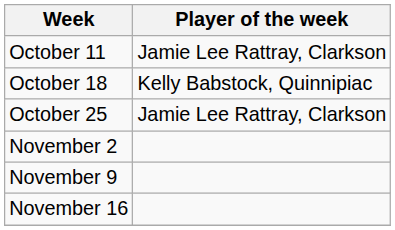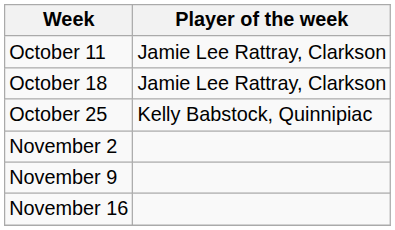(255, 83) Kelly Babstock, Quinnipiac -> (262, 83) Jamie Lee Rattray, Clarkson
(262, 114) Jamie Lee Rattray, Clarkson -> (255, 114) Kelly Babstock, Quinnipiac
